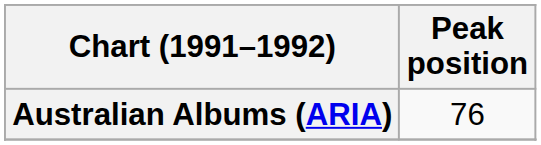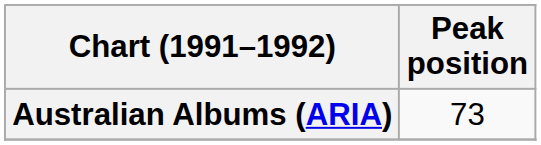(467, 113) 76 -> (467, 113) 73
